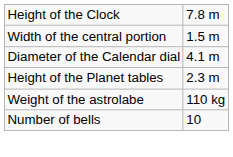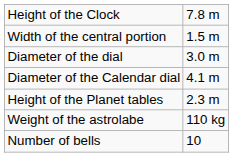+ row: (65, 57)
